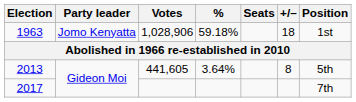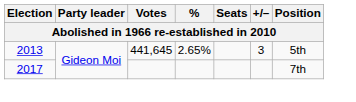- row: (30, 32)
(167, 69) 441,605 -> (151, 50) 441,645
(218, 69) 3.64% -> (194, 50) 2.65%
(288, 69) 8 -> (261, 50) 3
